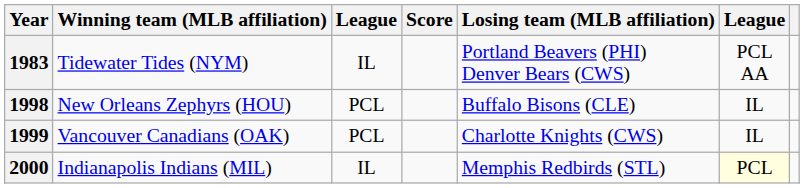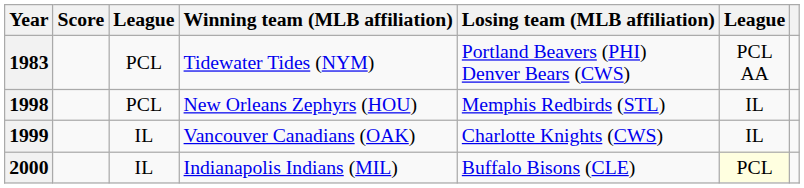columns swapped: (192, 20) <-> (429, 20)
(366, 62) IL -> (144, 62) PCL
(549, 104) Buffalo Bisons (CLE) -> (564, 104) Memphis Redbirds (STL)
(366, 135) PCL -> (144, 135) IL
(564, 167) Memphis Redbirds (STL) -> (549, 167) Buffalo Bisons (CLE)
